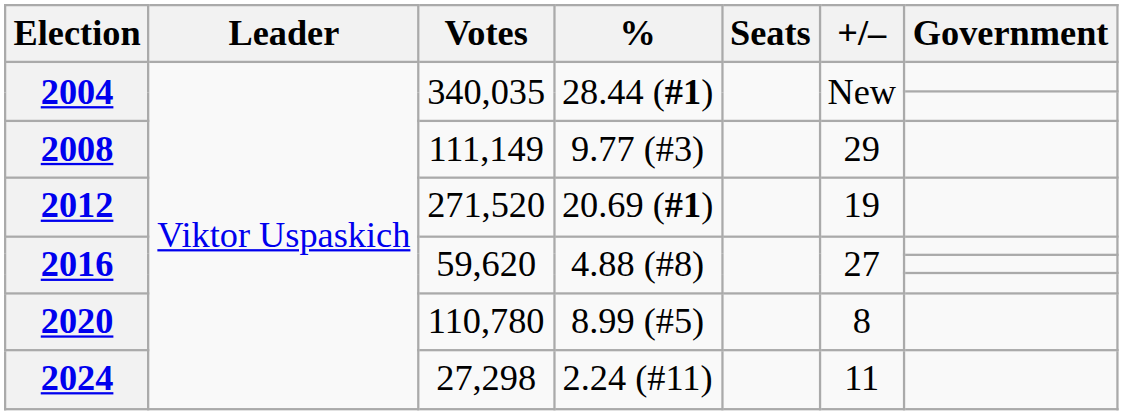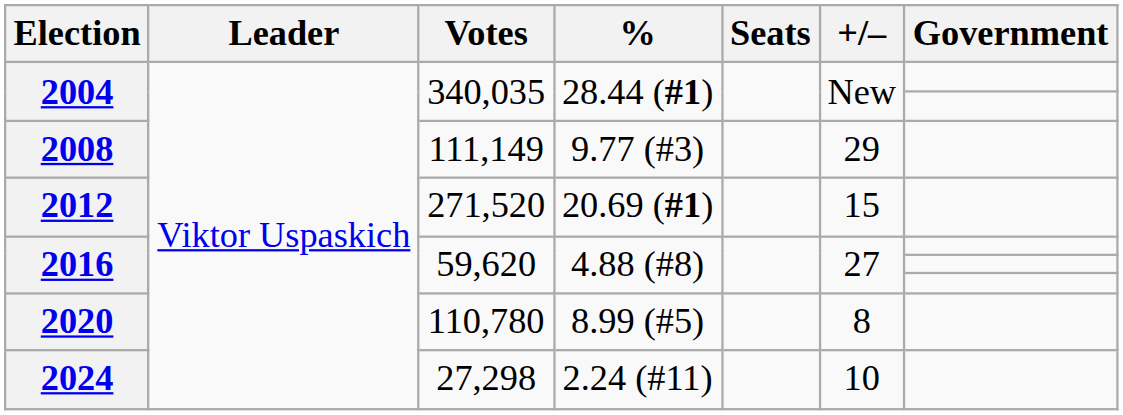(862, 206) 19 -> (862, 206) 15
(862, 378) 11 -> (862, 378) 10
